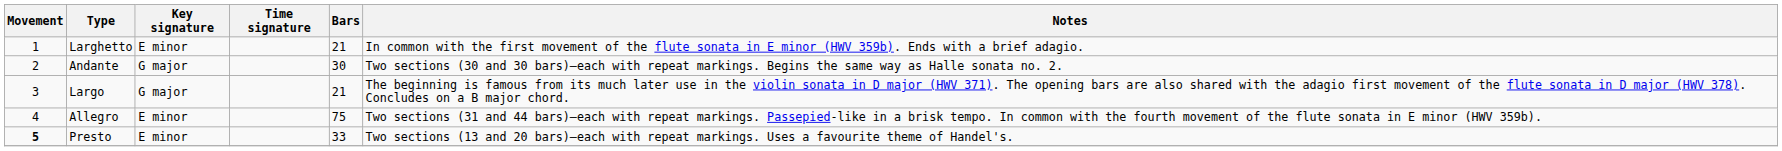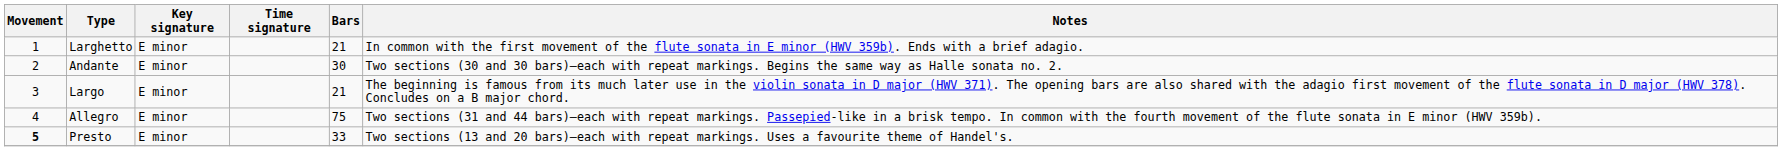(163, 66) G major -> (163, 66) E minor
(163, 91) G major -> (163, 91) E minor
